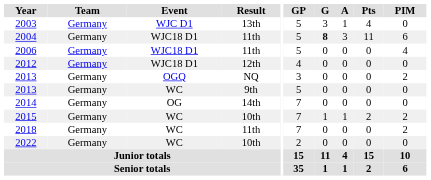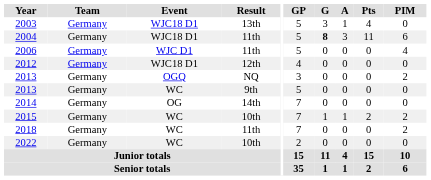(174, 23) WJC D1 -> (174, 23) WJC18 D1
(174, 50) WJC18 D1 -> (174, 50) WJC D1
